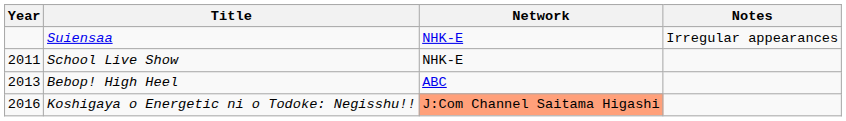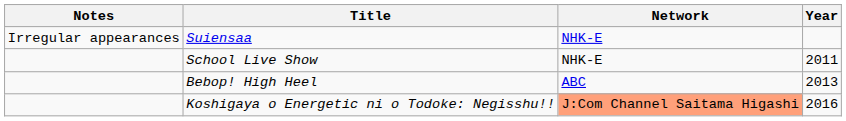columns swapped: (24, 16) <-> (752, 16)
